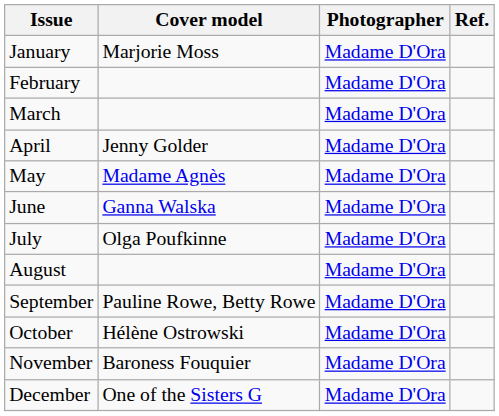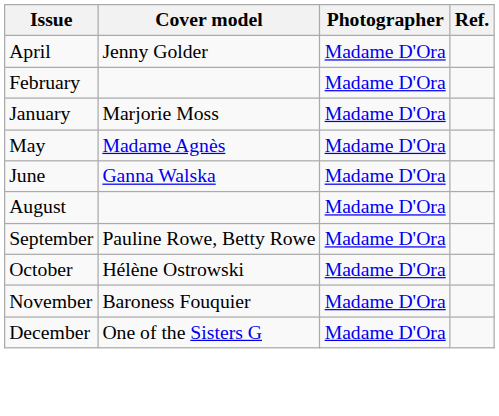rows swapped: (40, 51) <-> (30, 144)
- row: (35, 113)
- row: (26, 238)
